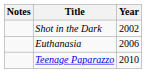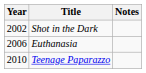columns swapped: (129, 12) <-> (19, 12)
